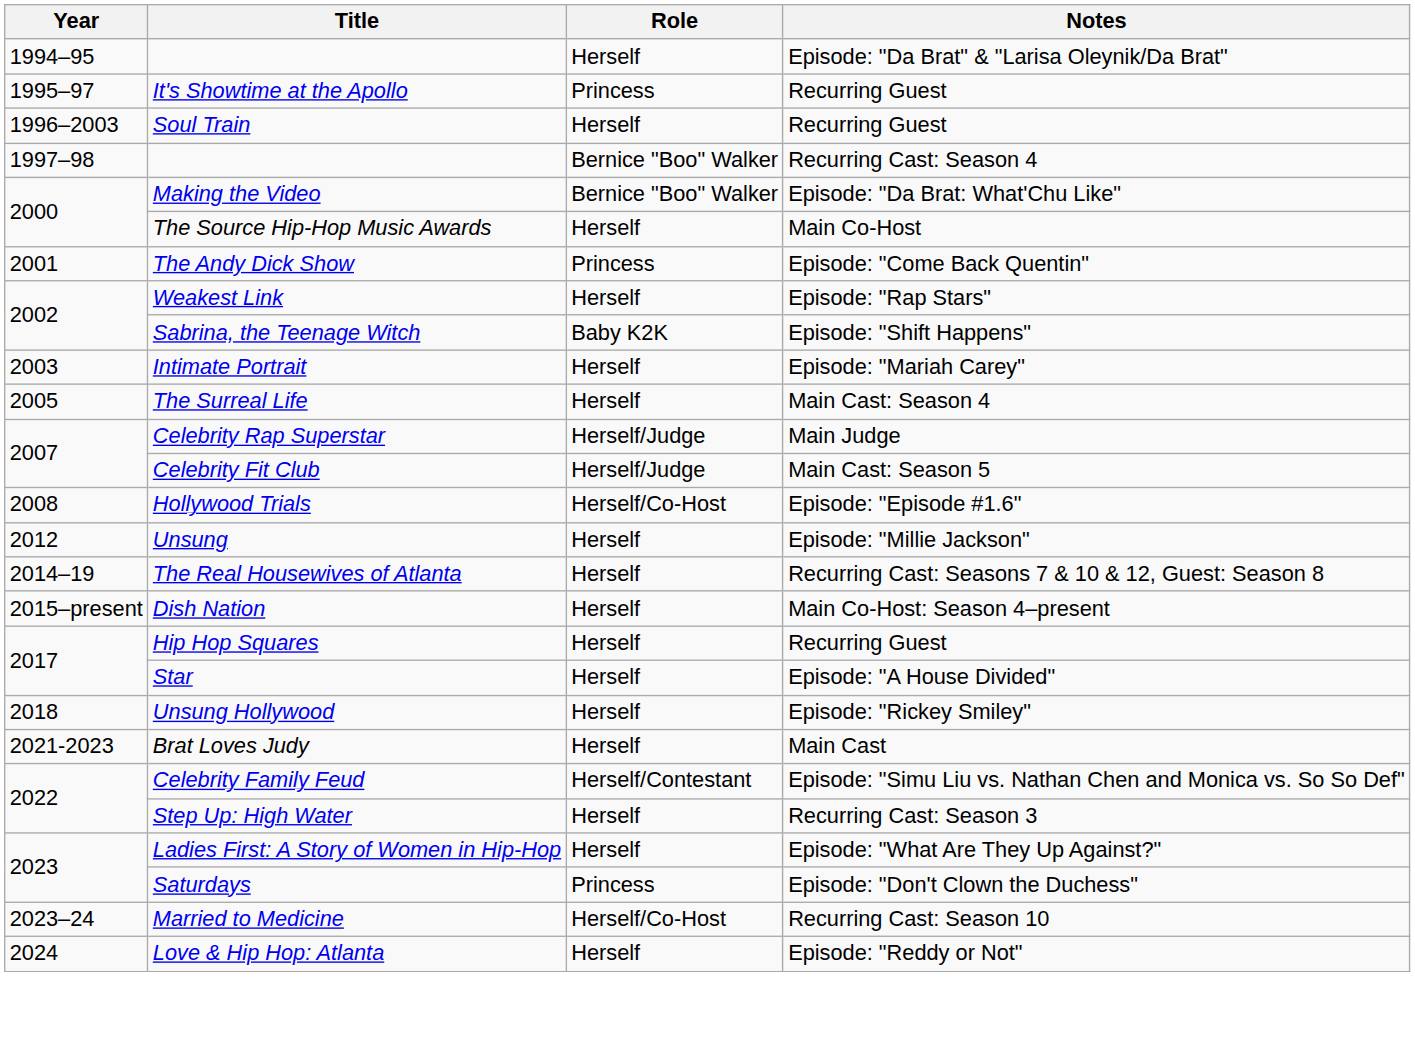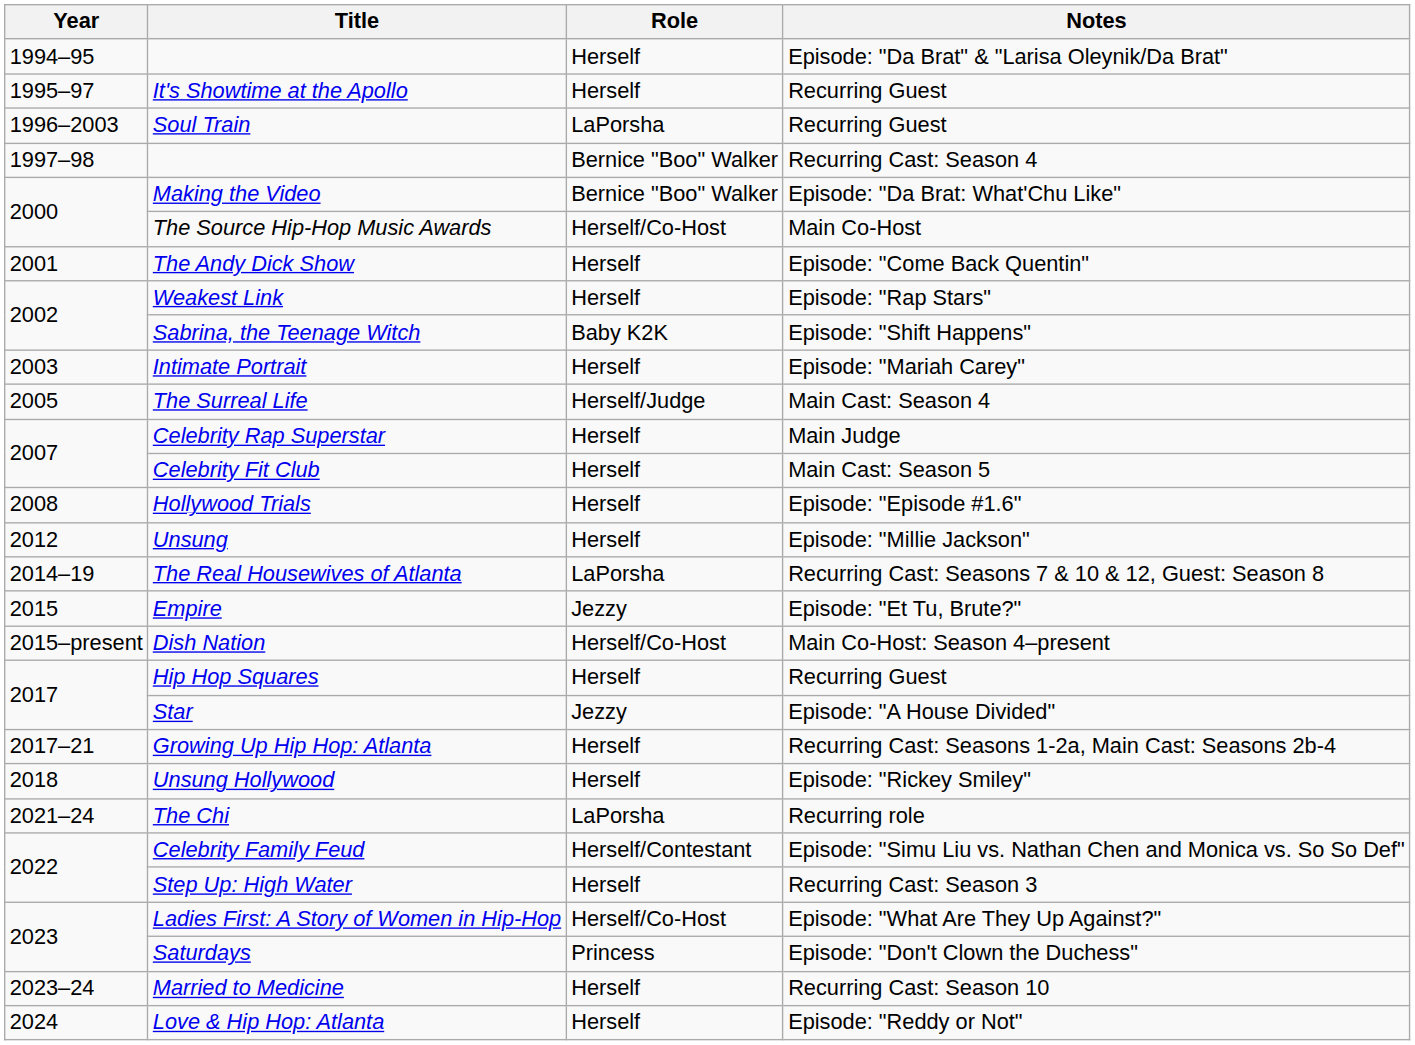(613, 90) Princess -> (606, 90) Herself
(606, 125) Herself -> (618, 125) LaPorsha
(606, 228) Herself -> (649, 228) Herself/Co-Host
(613, 263) Princess -> (606, 263) Herself
(606, 401) Herself -> (638, 401) Herself/Judge
(638, 435) Herself/Judge -> (606, 435) Herself
(638, 470) Herself/Judge -> (606, 470) Herself
(649, 504) Herself/Co-Host -> (606, 504) Herself
(606, 573) Herself -> (618, 573) LaPorsha
+ row: (187, 608)
(606, 608) Herself -> (649, 642) Herself/Co-Host
(606, 677) Herself -> (599, 711) Jezzy
+ row: (292, 746)
+ row: (191, 815)
- row: (231, 746)
(606, 849) Herself -> (649, 919) Herself/Co-Host
(649, 919) Herself/Co-Host -> (606, 988) Herself
